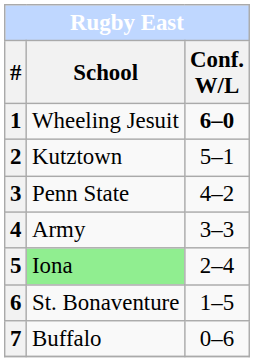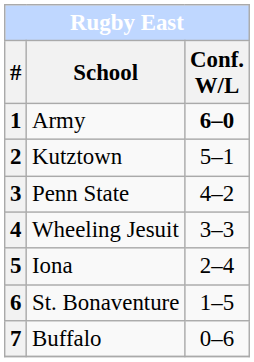(105, 120) Wheeling Jesuit -> (59, 120) Army
(59, 229) Army -> (105, 229) Wheeling Jesuit
(52, 266) lightgreen background -> (52, 266) no background
